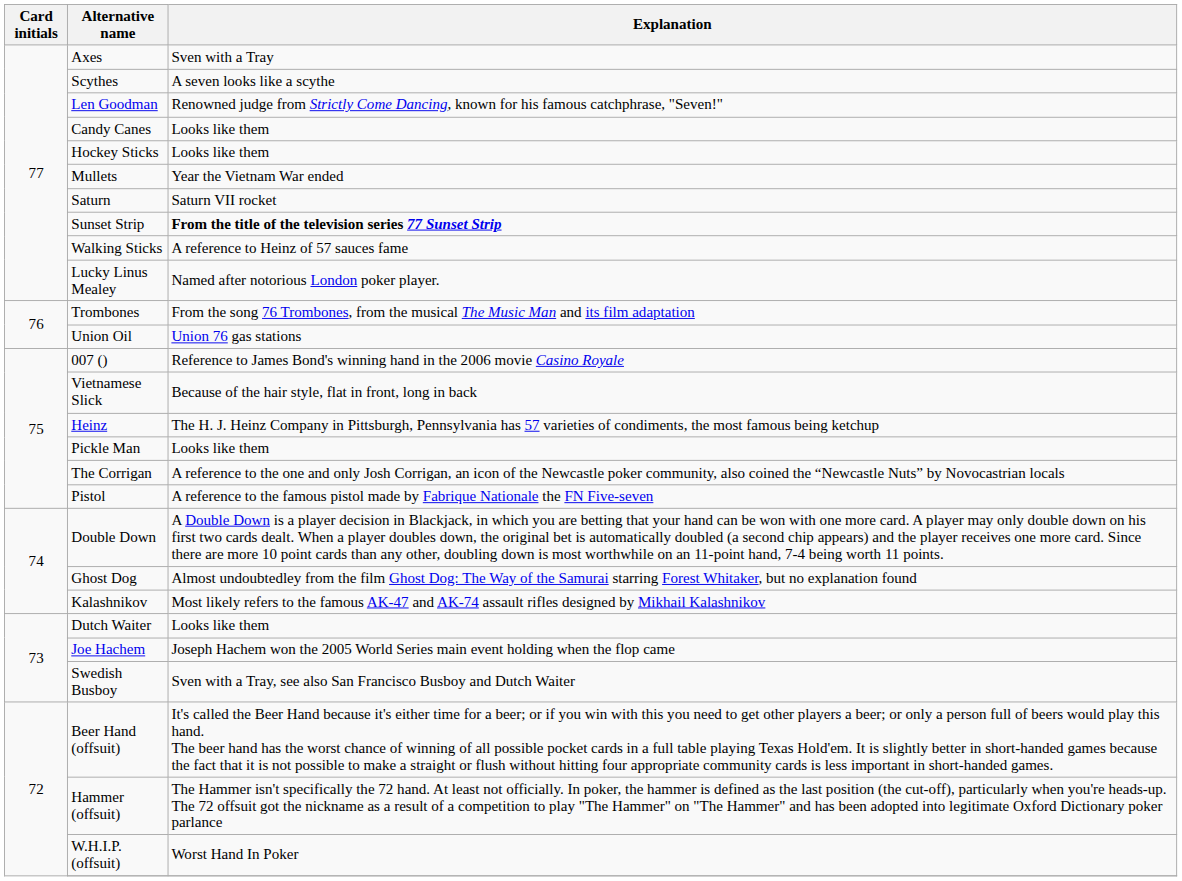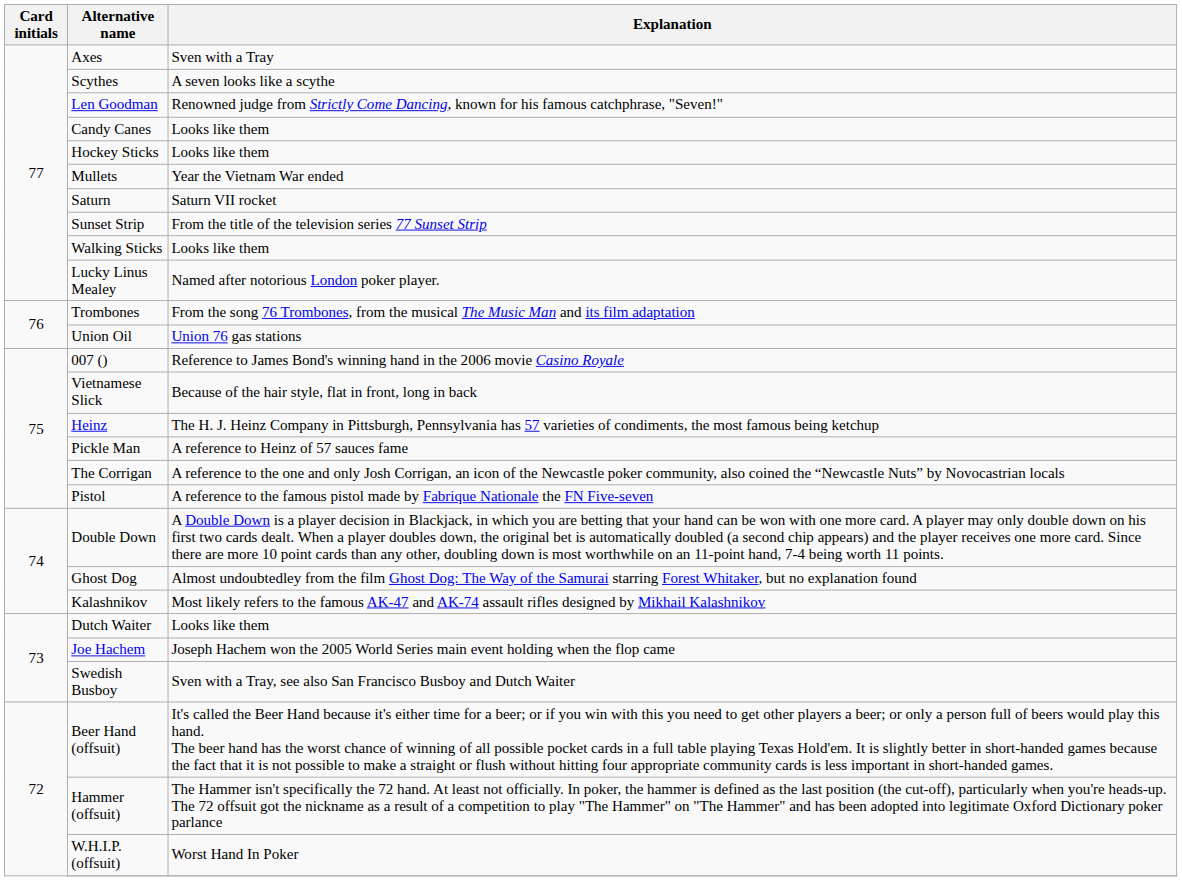(336, 224) bold -> (329, 224) normal
(290, 248) A reference to Heinz of 57 sauces fame -> (220, 248) Looks like them
(220, 448) Looks like them -> (290, 448) A reference to Heinz of 57 sauces fame
